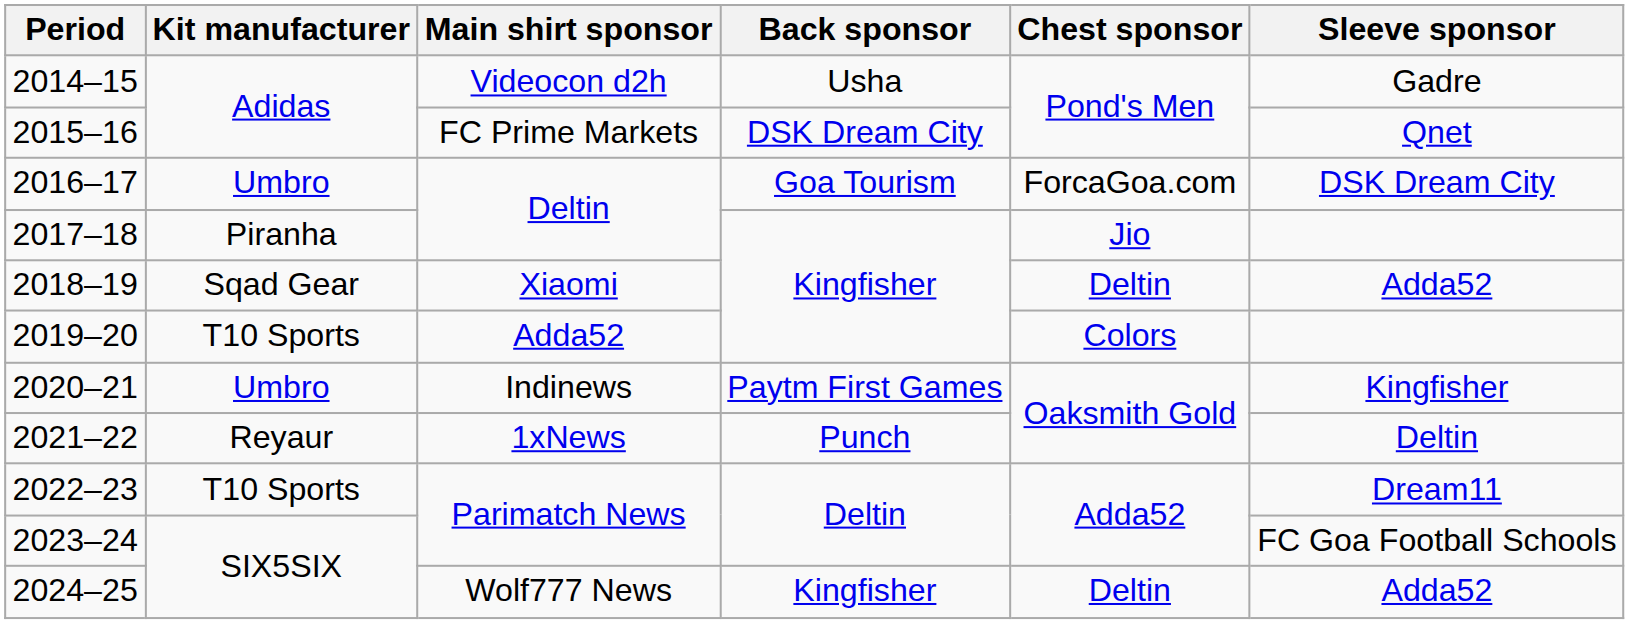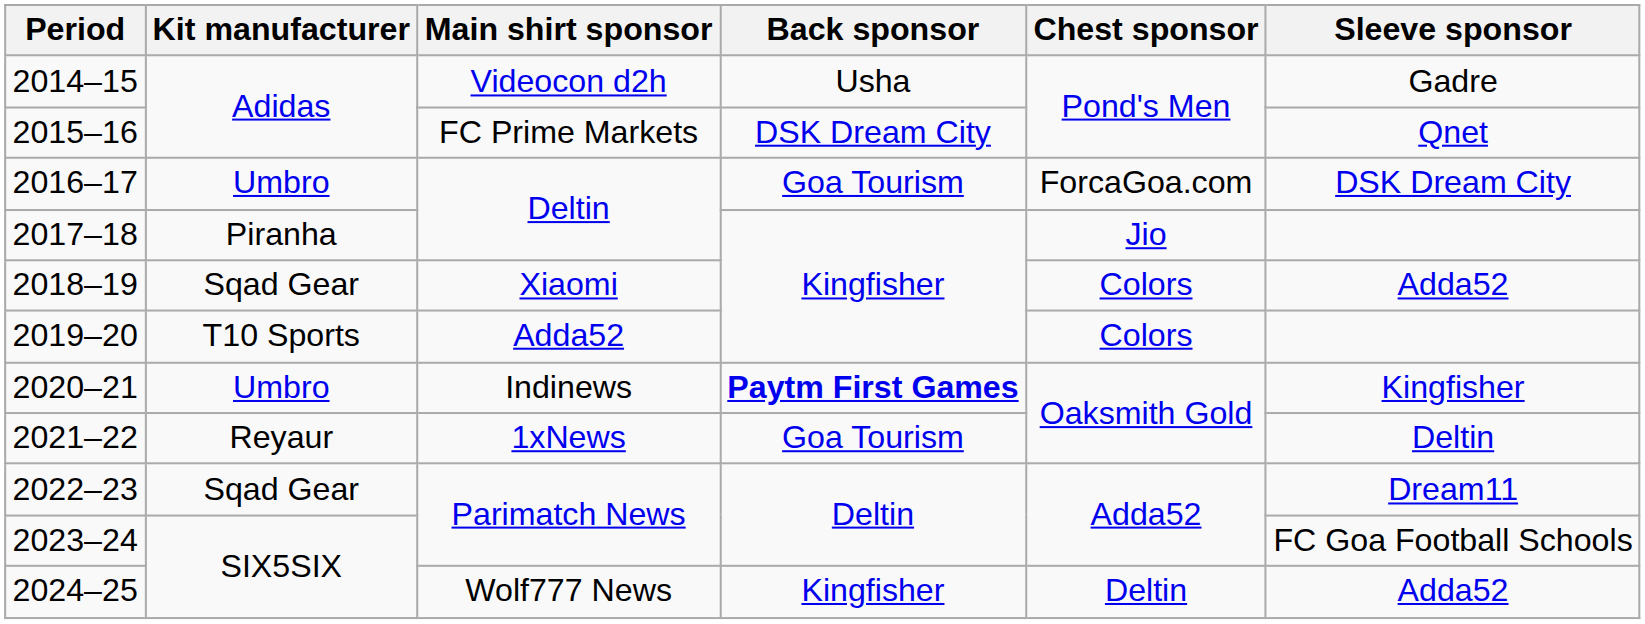(1130, 285) Deltin -> (1146, 285) Colors
(865, 387) normal -> (873, 387) bold
(865, 438) Punch -> (873, 438) Goa Tourism
(281, 489) T10 Sports -> (281, 489) Sqad Gear
